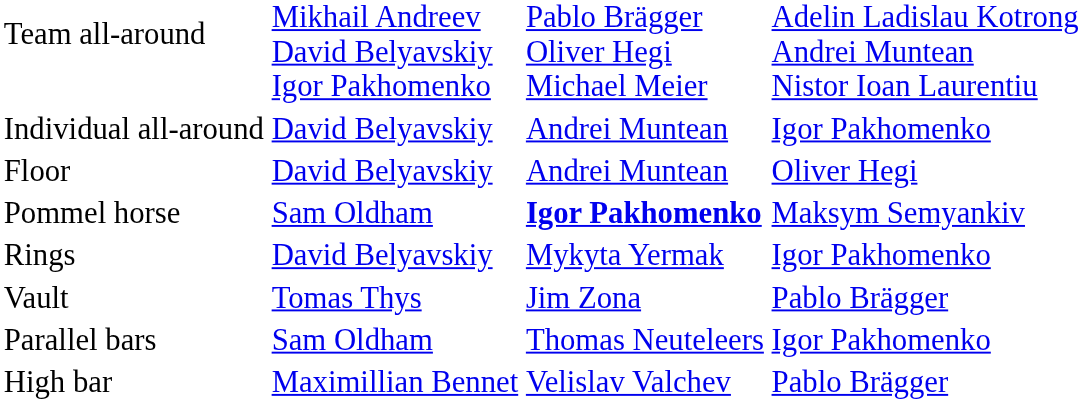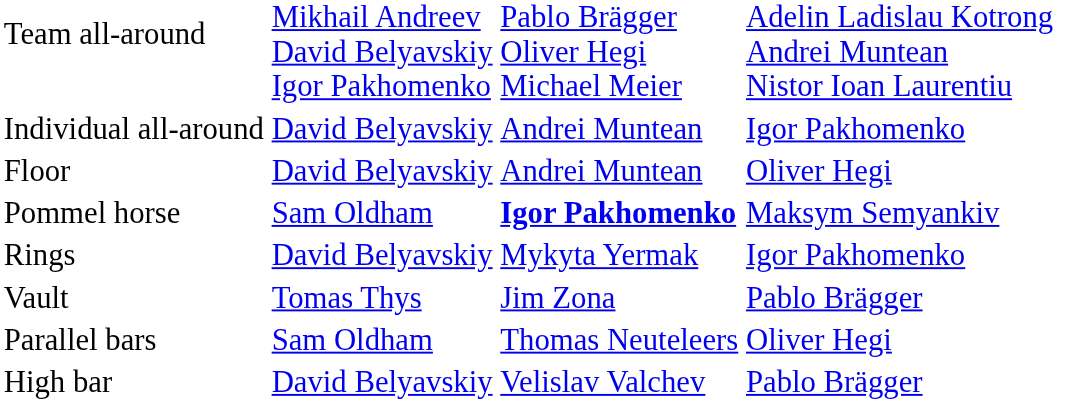(881, 339) Igor Pakhomenko -> (819, 339) Oliver Hegi
(395, 381) Maximillian Bennet -> (382, 381) David Belyavskiy
